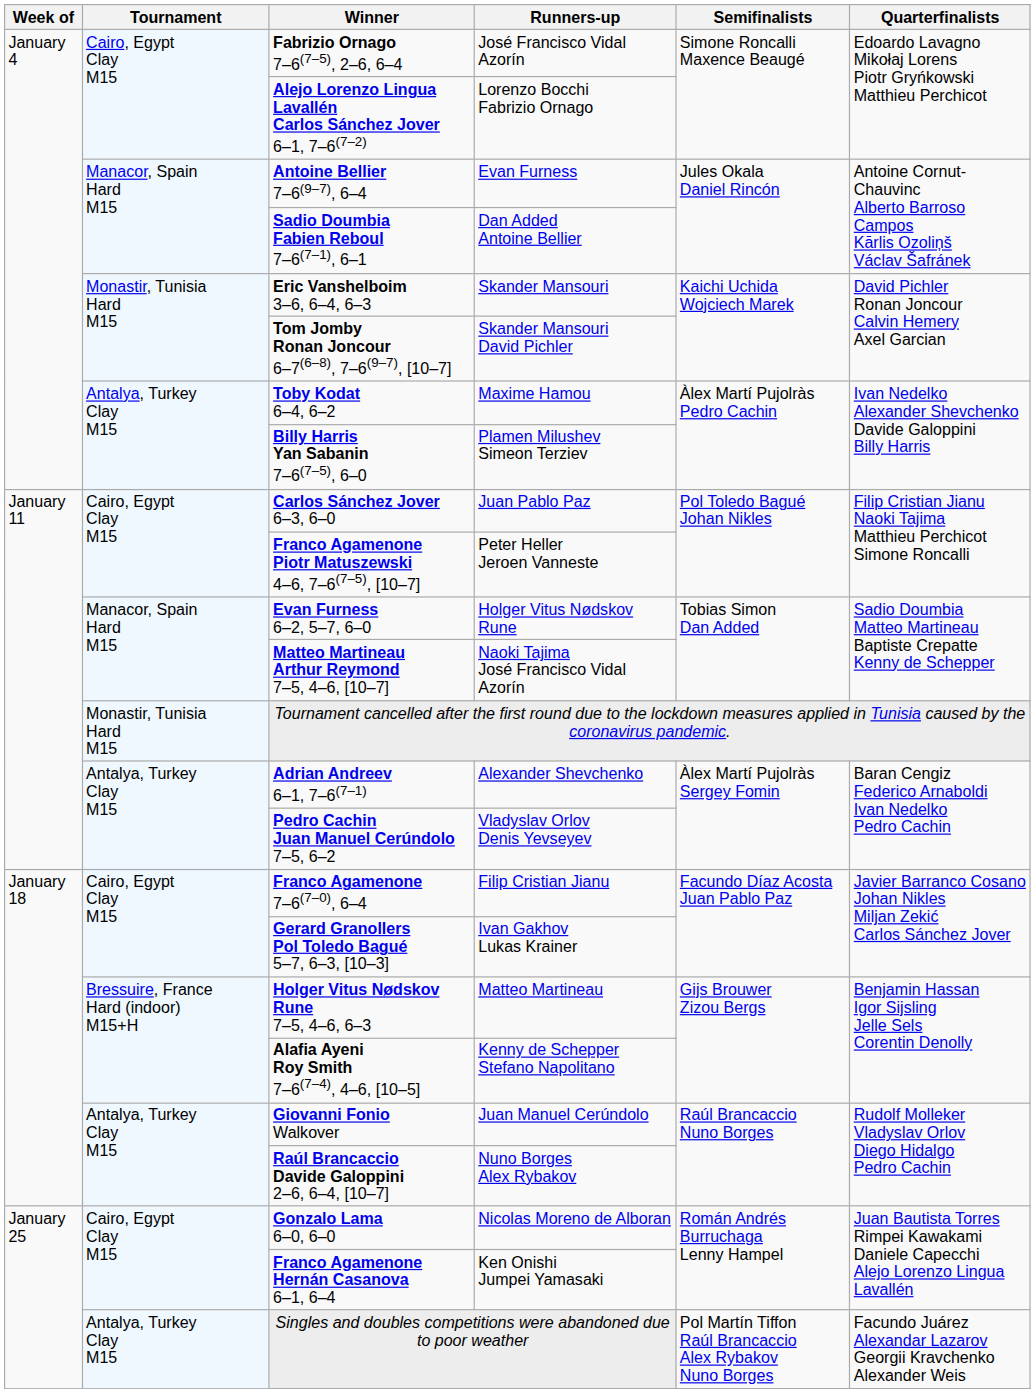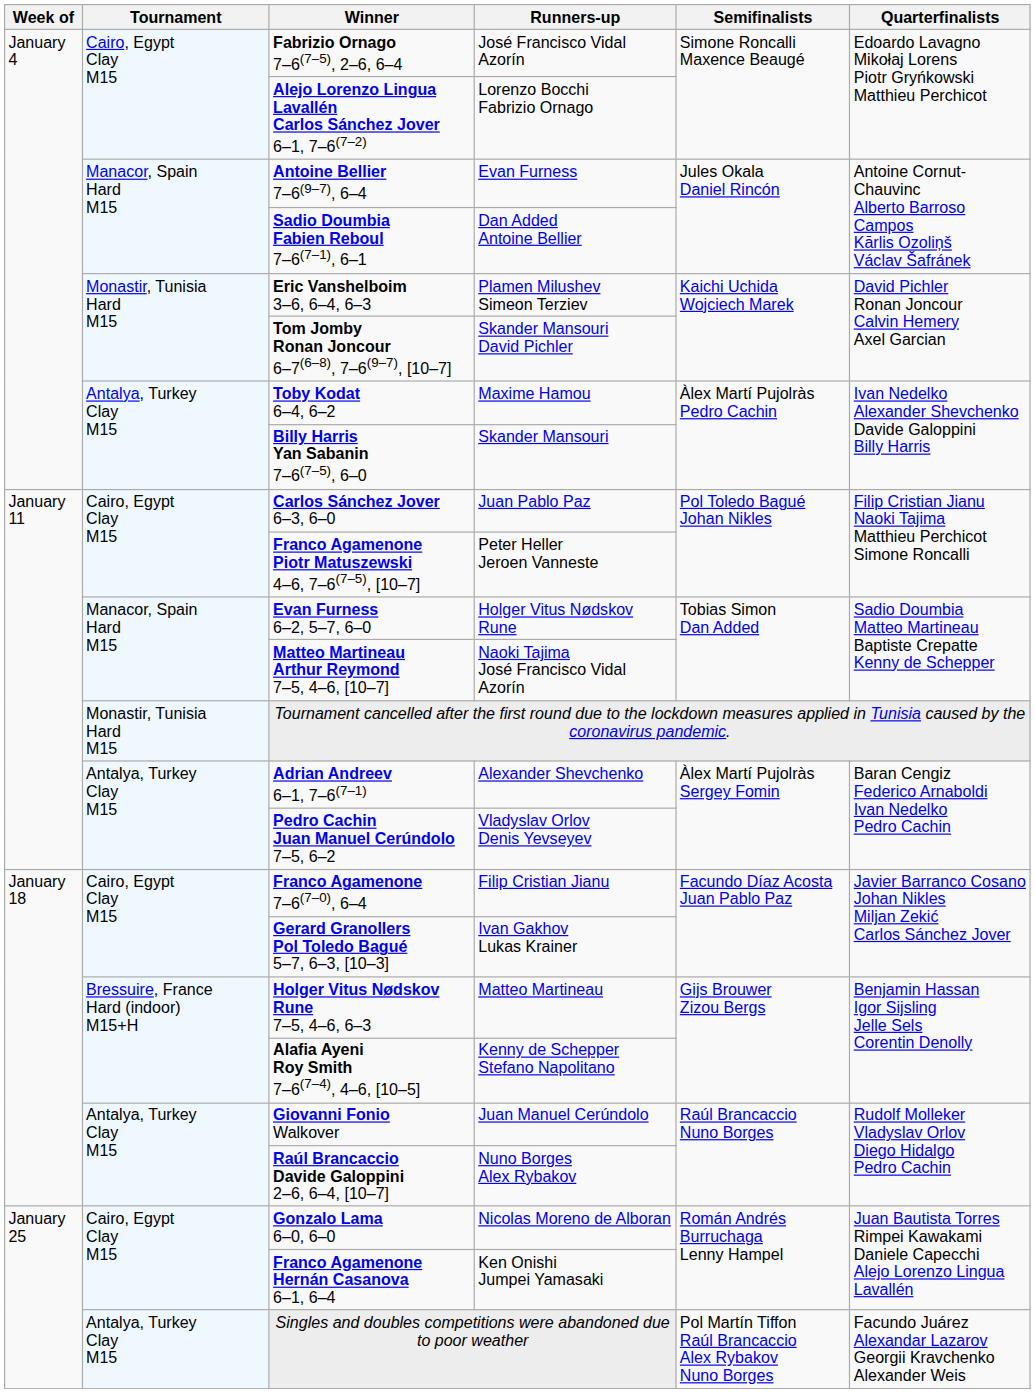(543, 286) Skander Mansouri -> (539, 295) Plamen Milushev Simeon Terziev
(539, 445) Plamen Milushev Simeon Terziev -> (543, 437) Skander Mansouri
